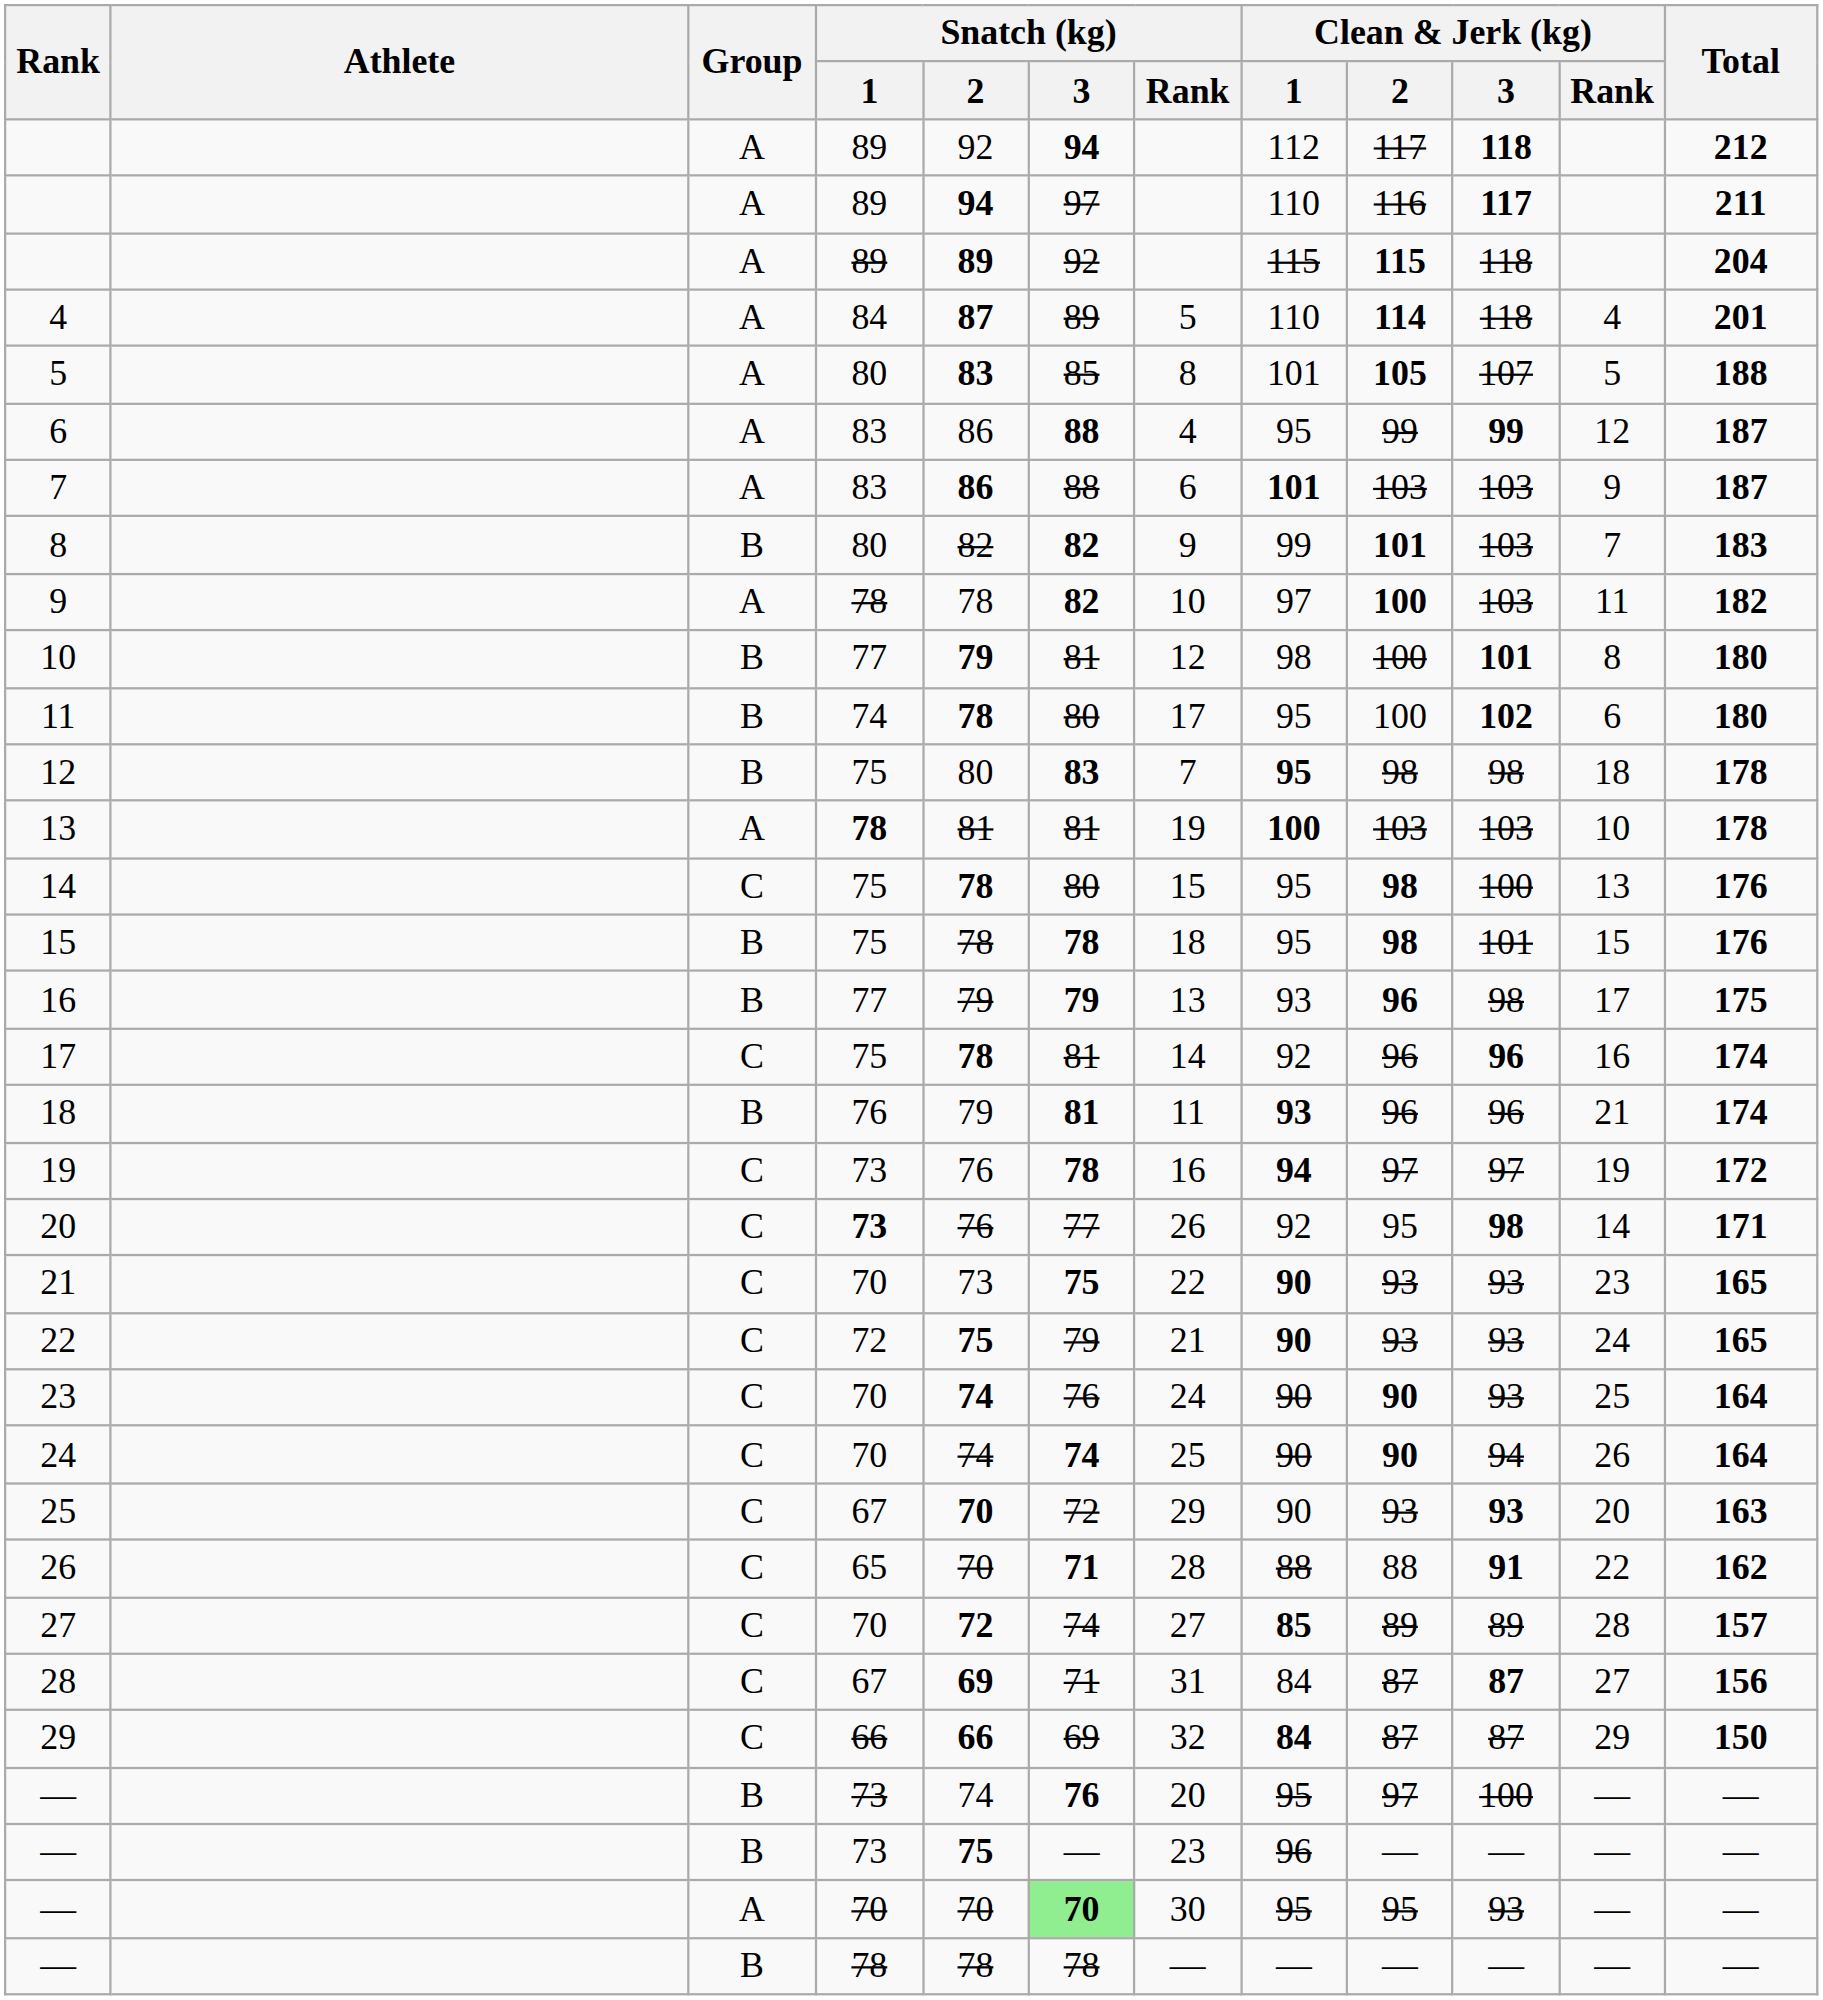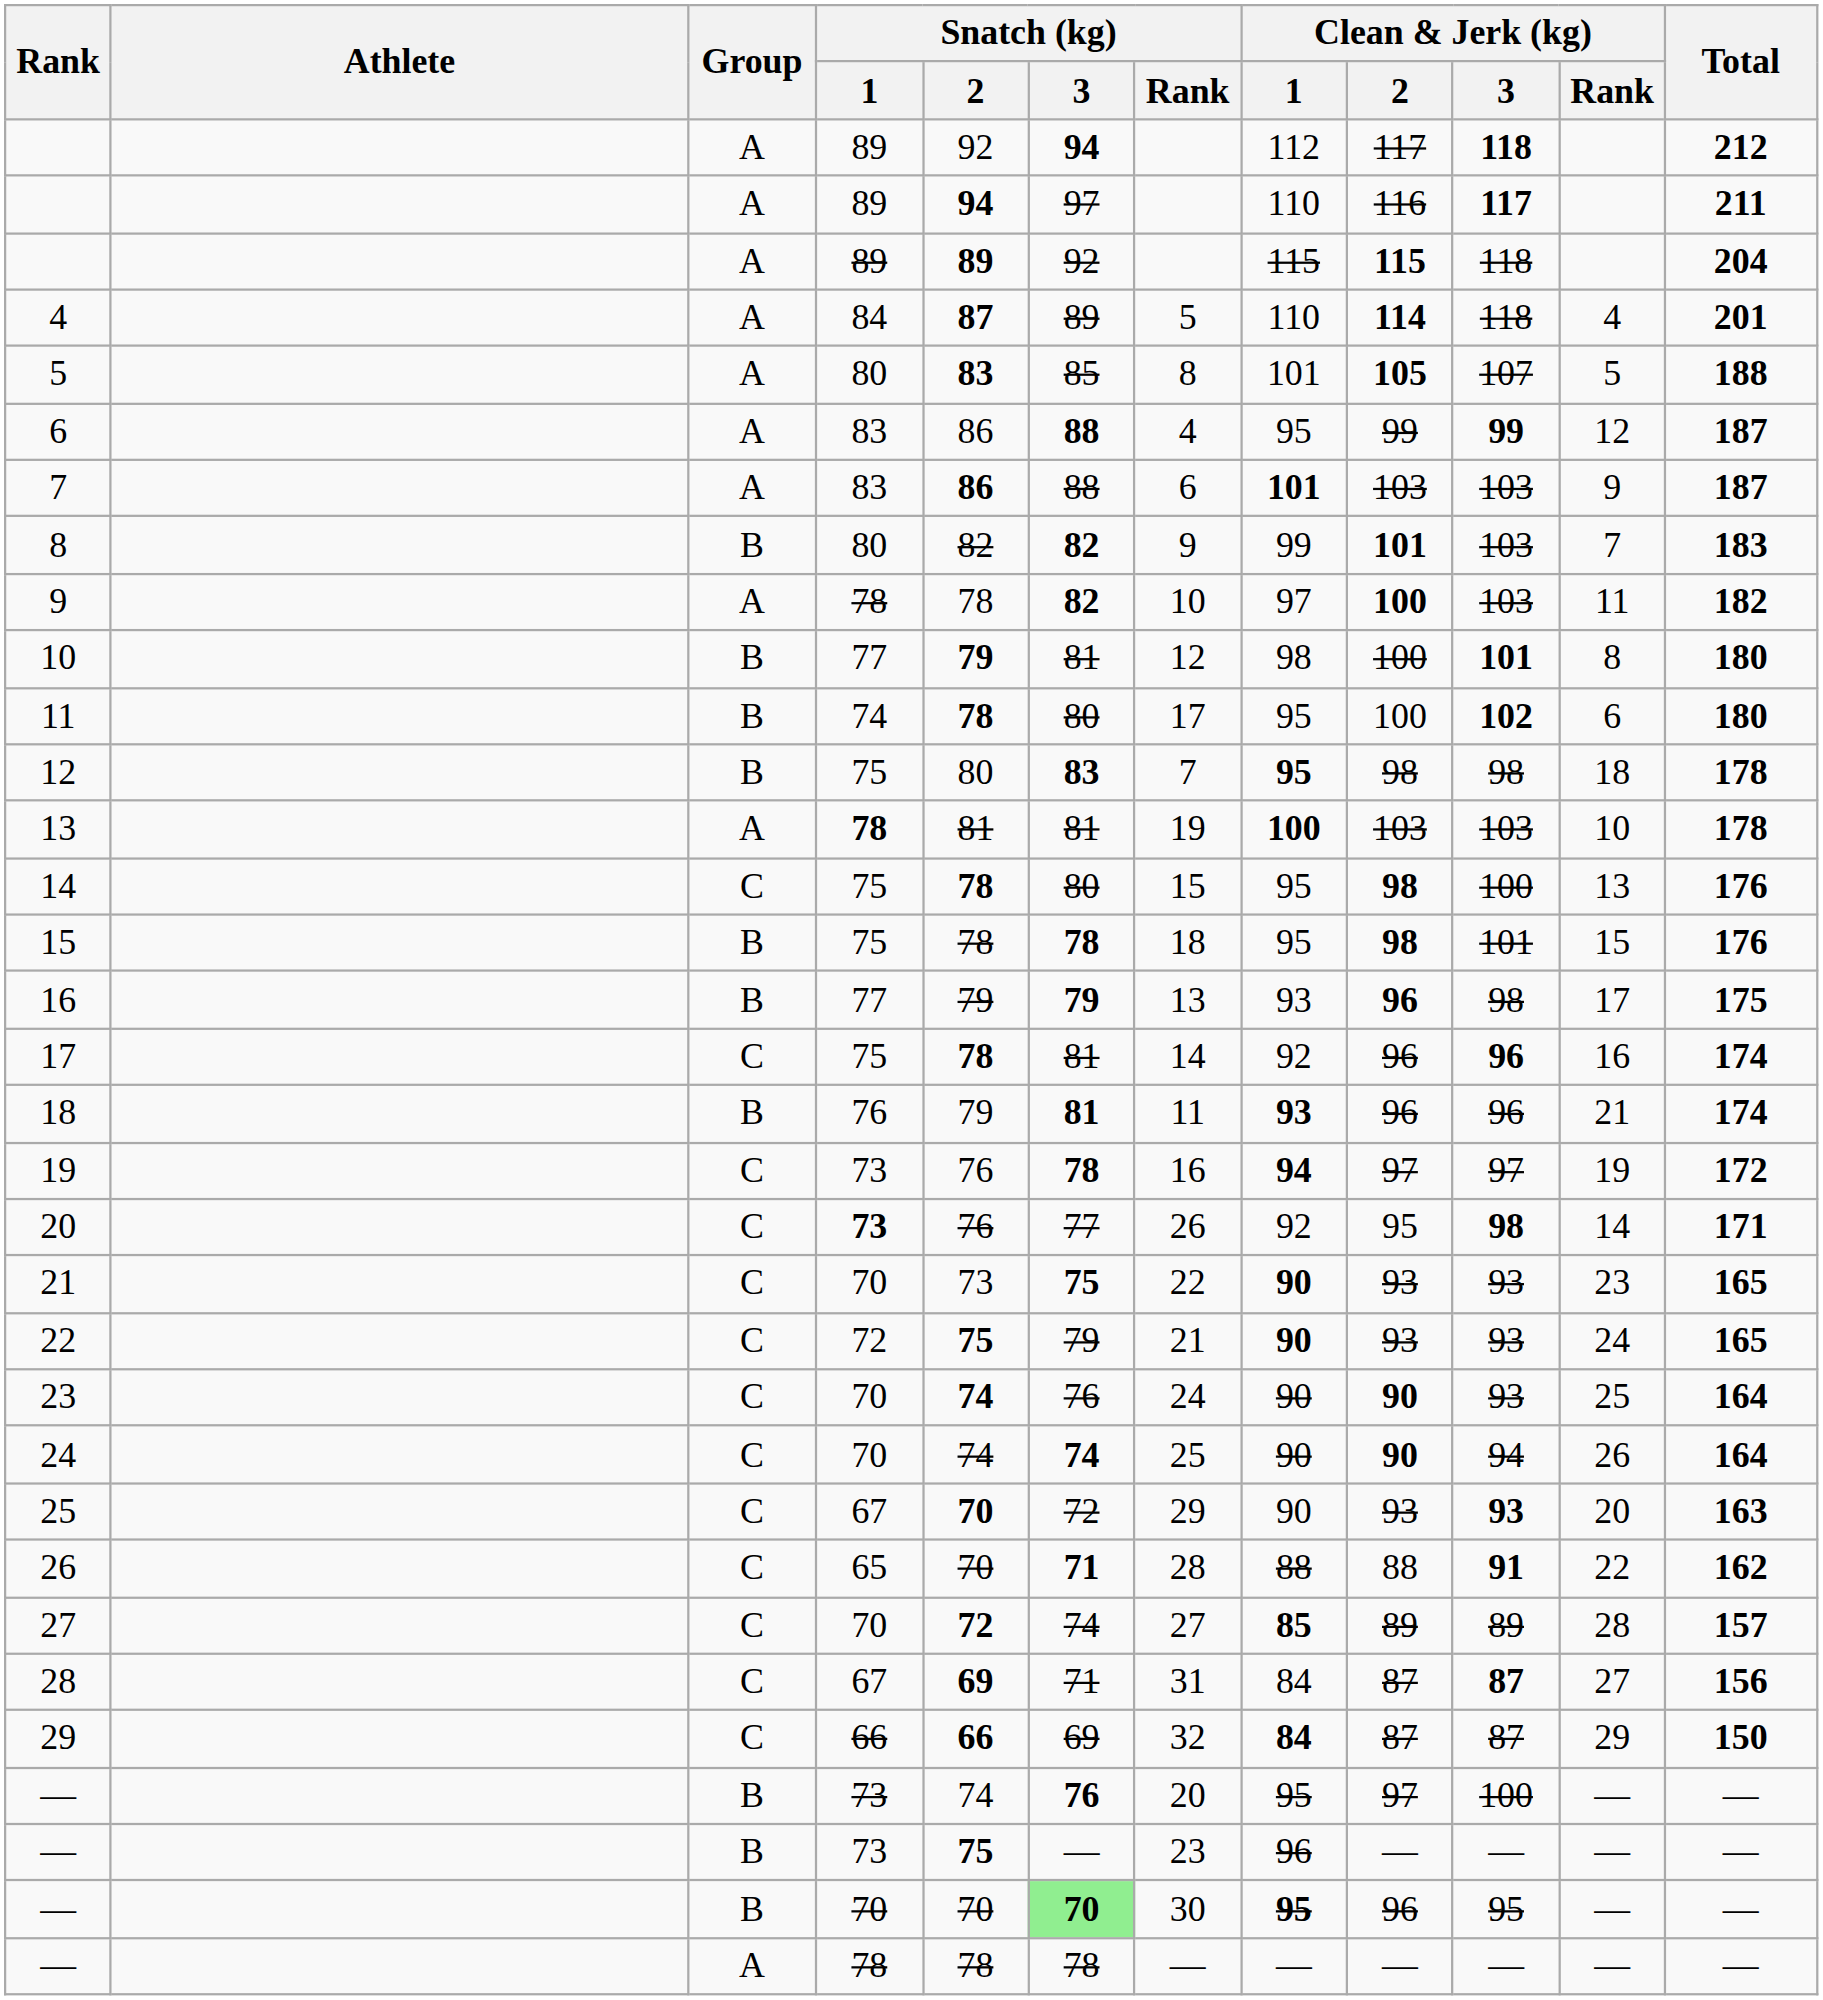(752, 1908) A -> (752, 1908) B
(1294, 1908) normal -> (1294, 1908) bold
(1400, 1908) 95 -> (1400, 1908) 96
(1506, 1908) 93 -> (1506, 1908) 95
(752, 1965) B -> (752, 1965) A
